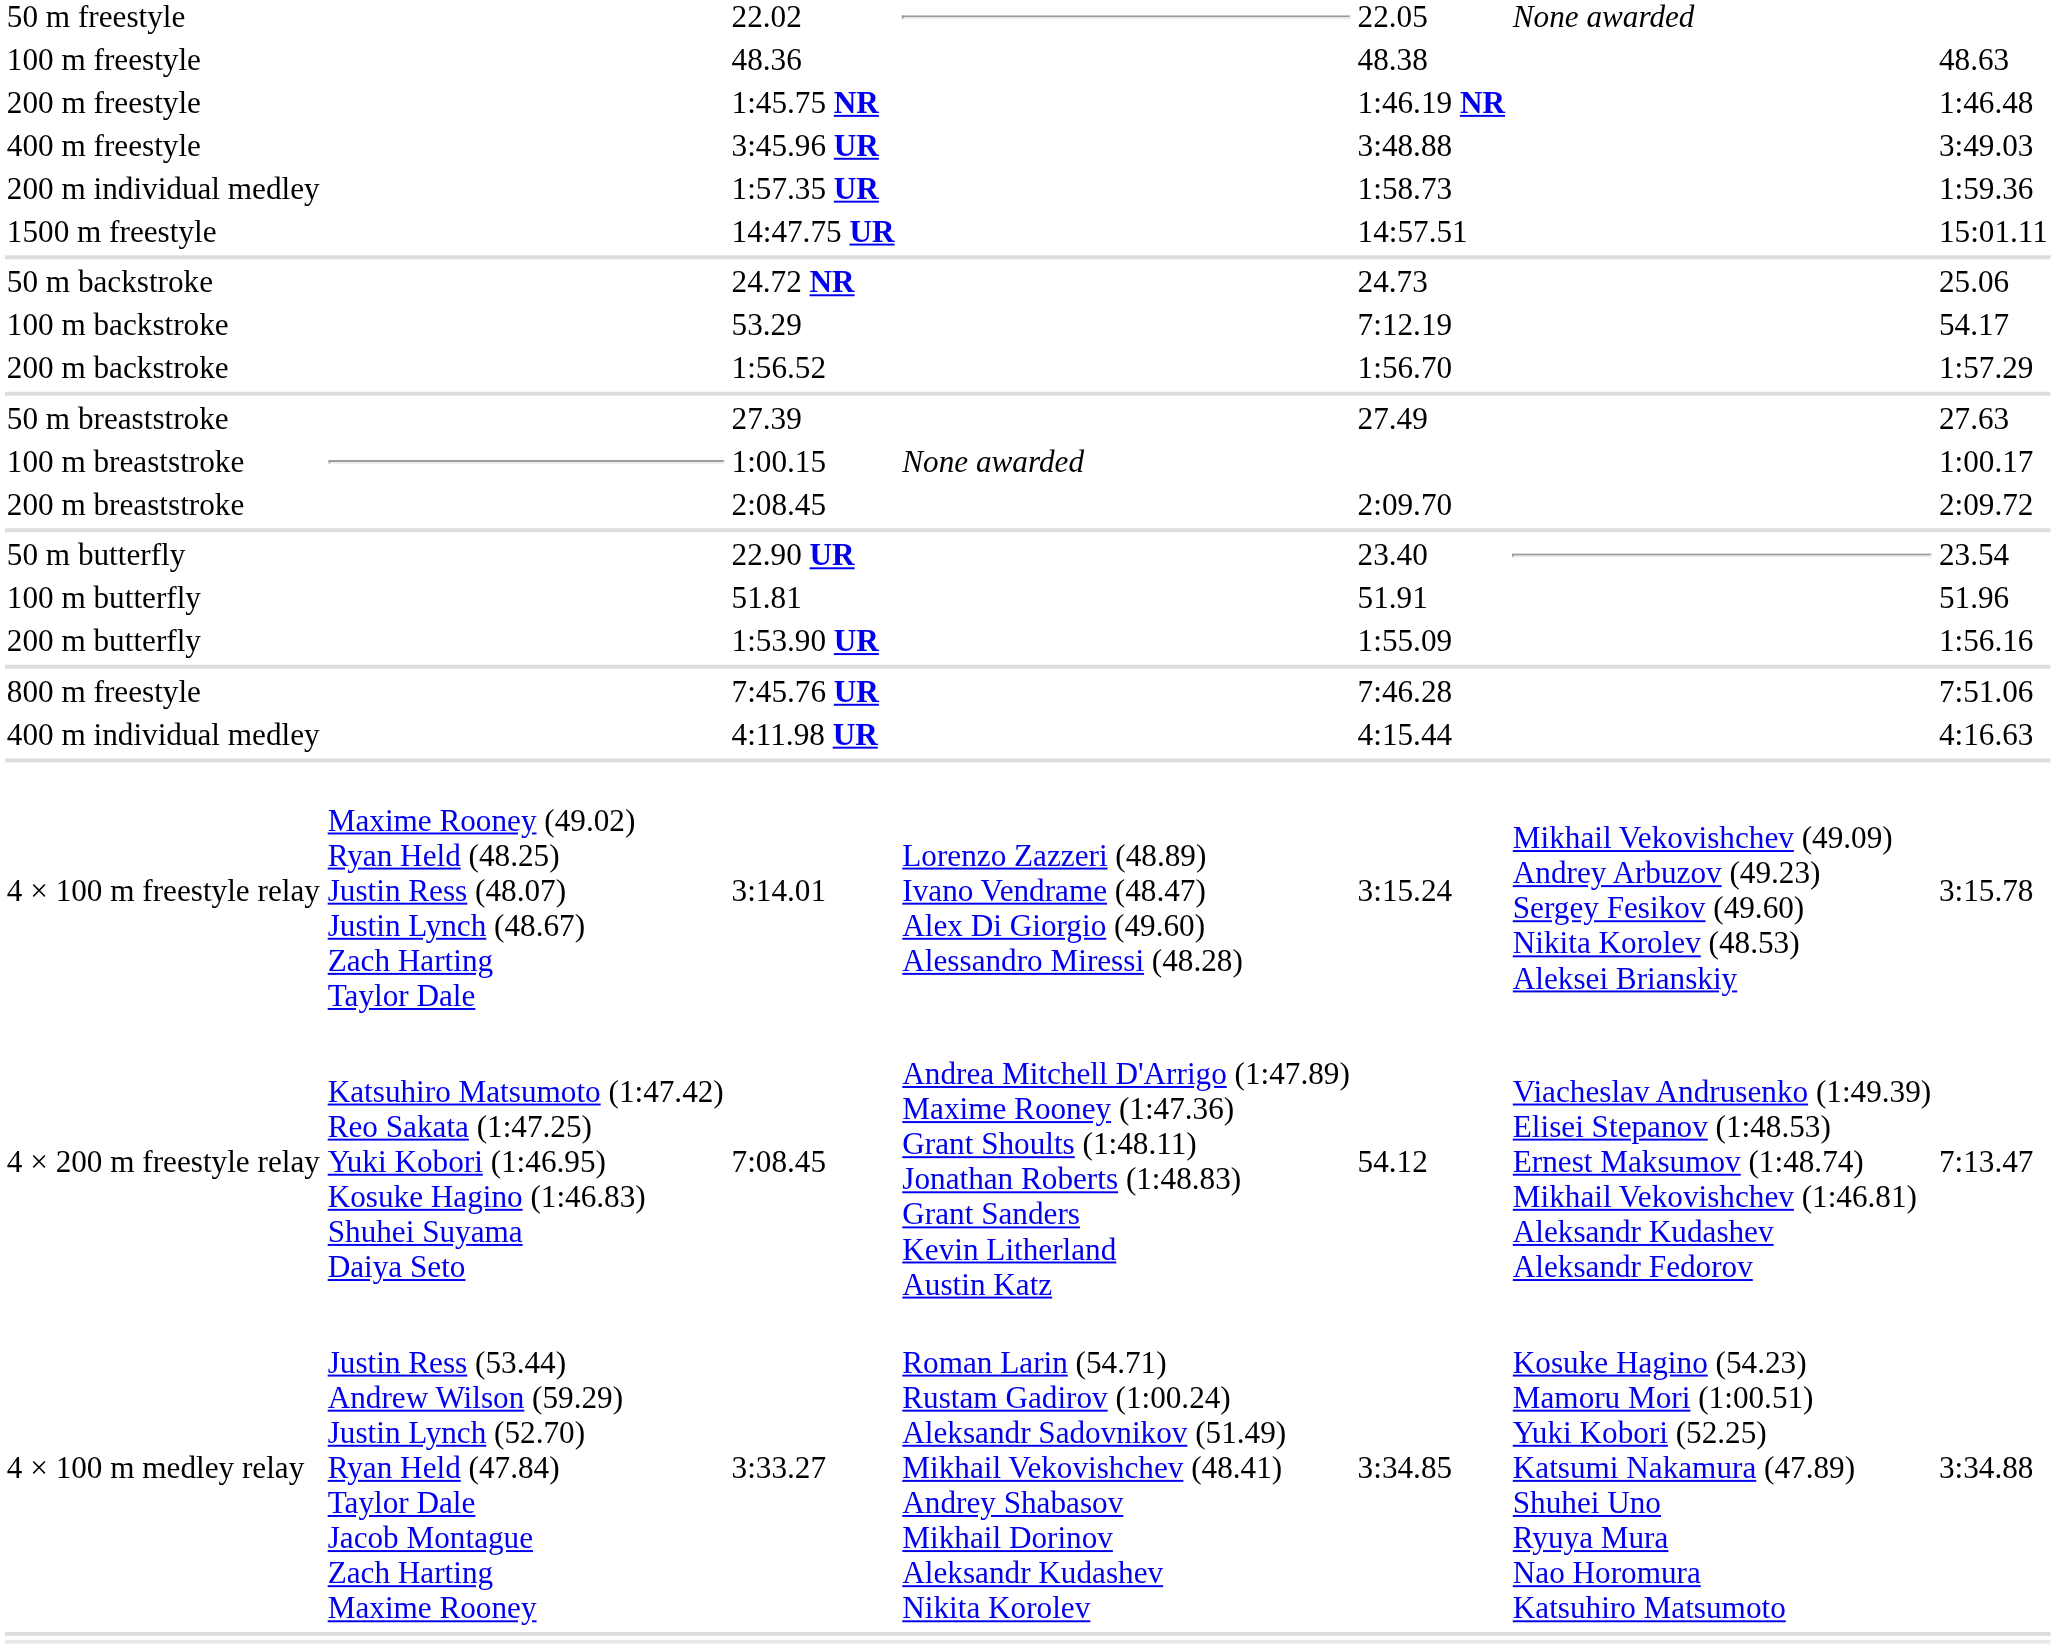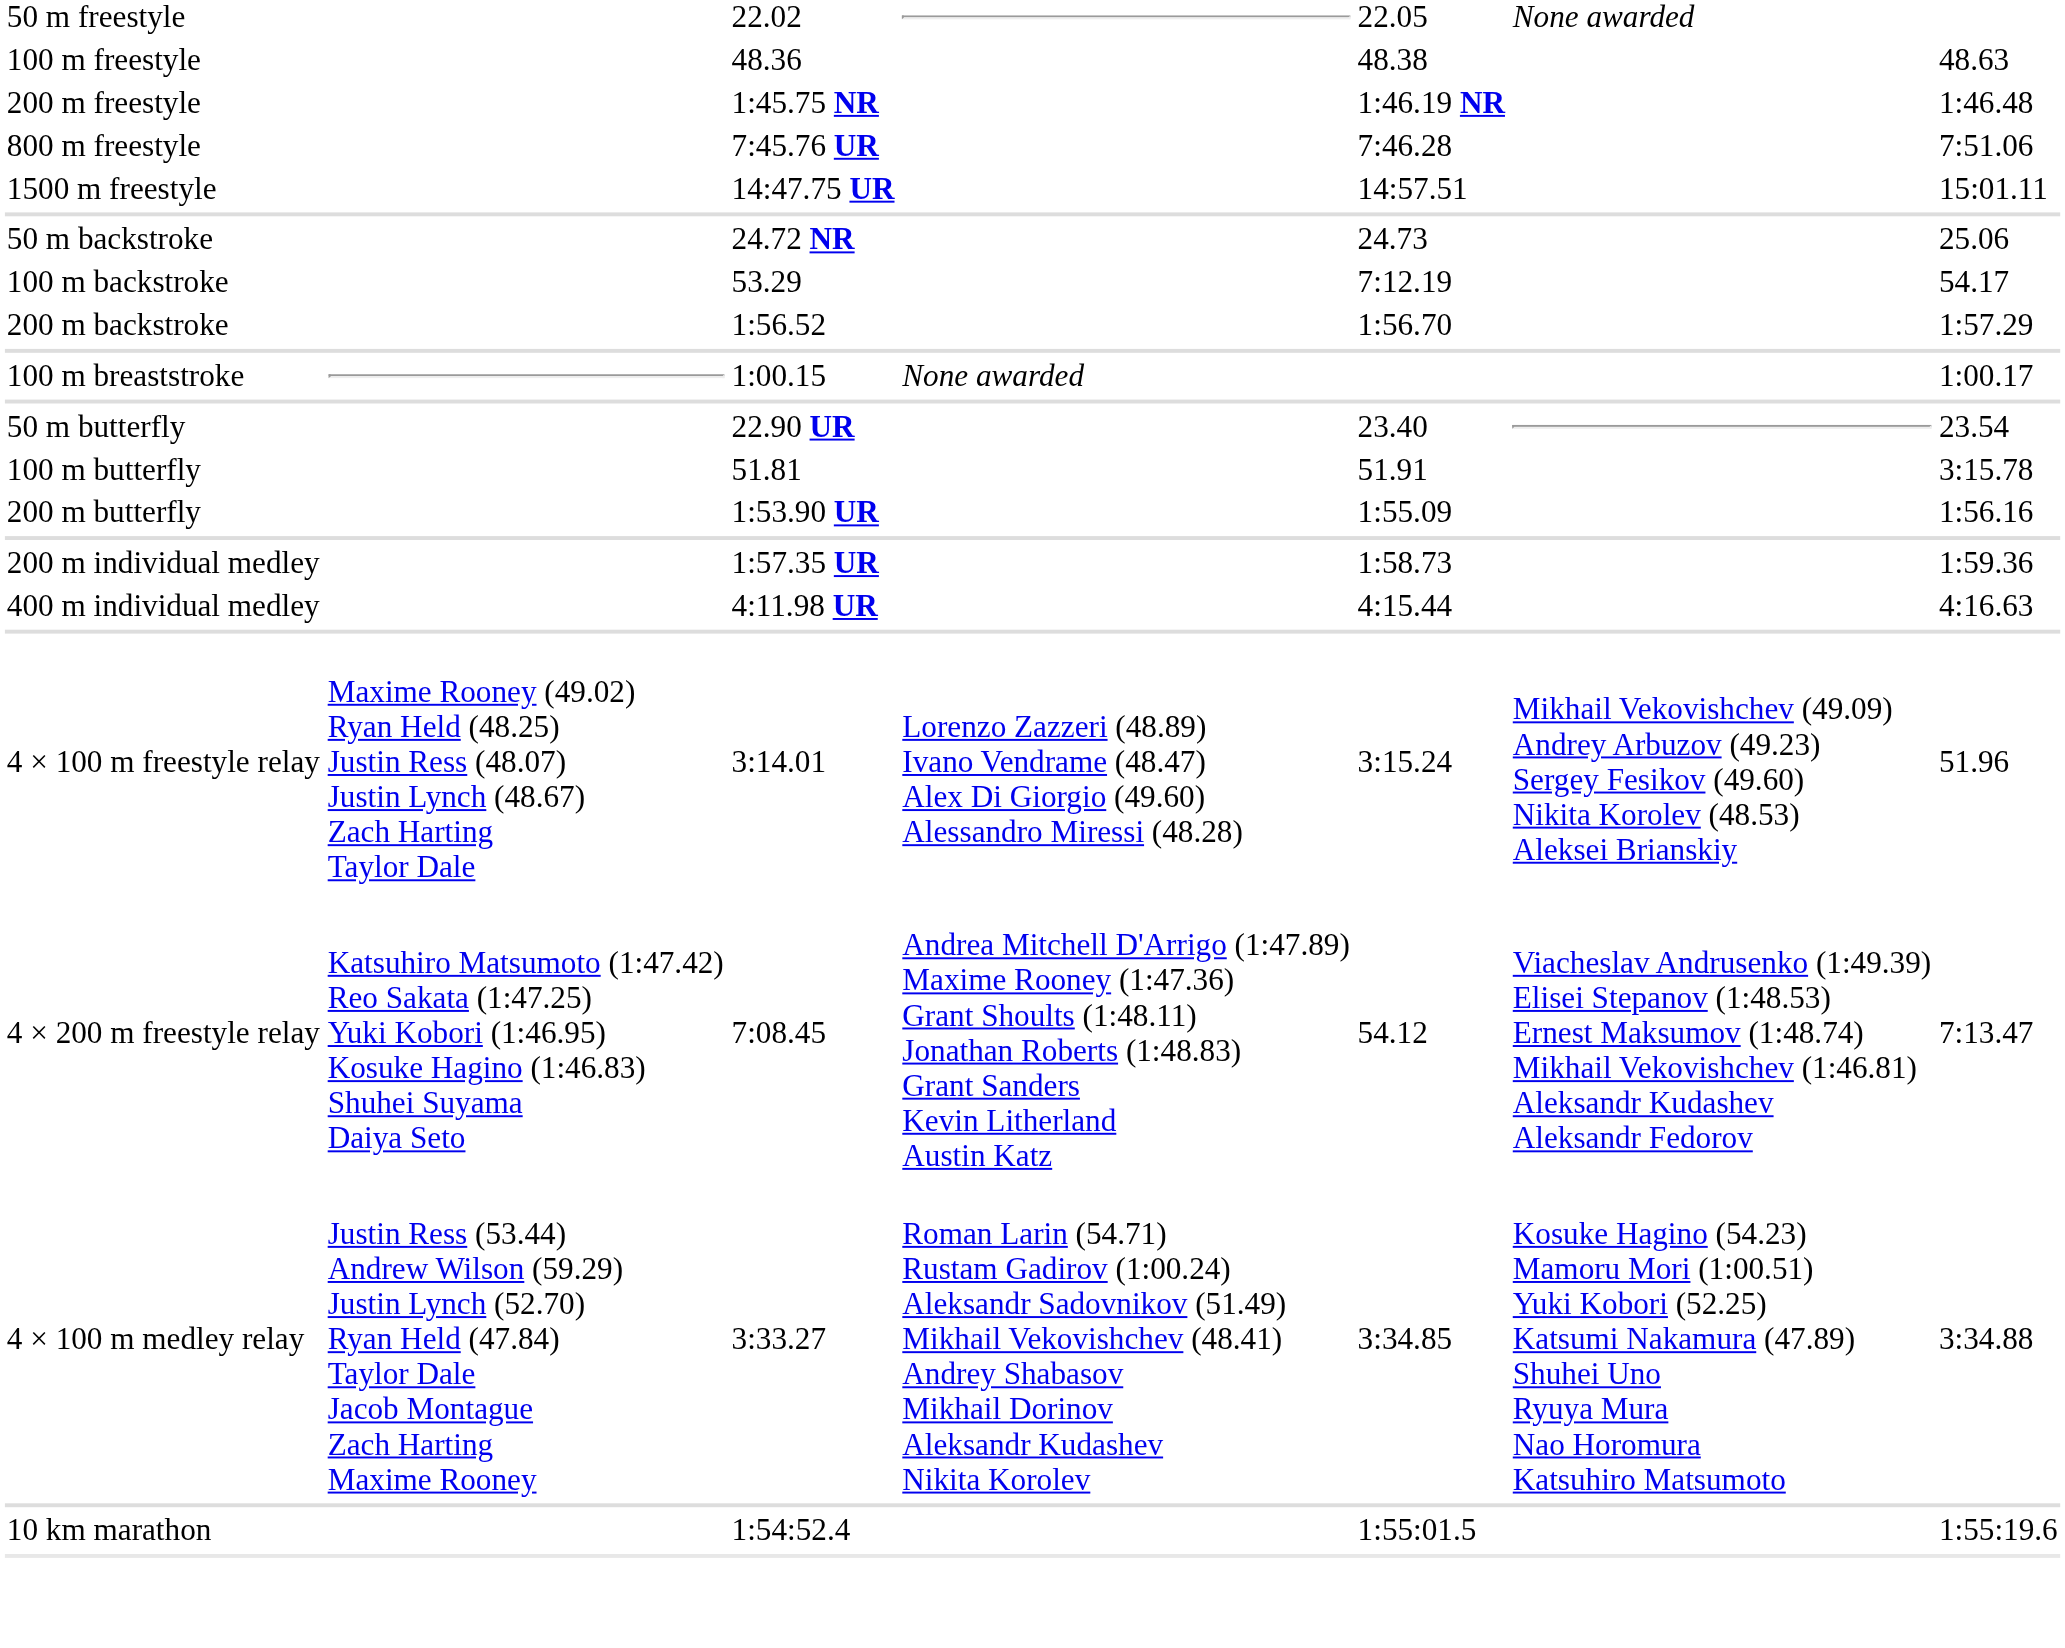- row: (104, 145)
rows swapped: (104, 691) <-> (163, 188)
- row: (118, 418)
- row: (126, 504)
(1974, 598) 51.96 -> (1986, 469) 3:15.78
(1986, 890) 3:15.78 -> (1974, 761) 51.96
+ row: (109, 1530)
